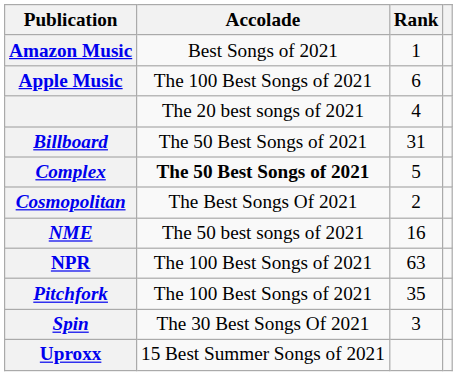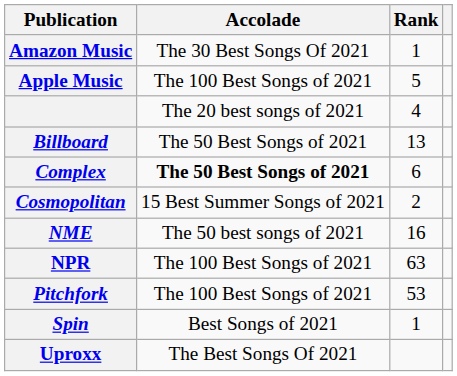(263, 50) Best Songs of 2021 -> (263, 50) The 30 Best Songs Of 2021
(416, 80) 6 -> (416, 80) 5
(416, 141) 31 -> (416, 141) 13
(416, 171) 5 -> (416, 171) 6
(263, 202) The Best Songs Of 2021 -> (263, 202) 15 Best Summer Songs of 2021
(416, 293) 35 -> (416, 293) 53
(263, 324) The 30 Best Songs Of 2021 -> (263, 324) Best Songs of 2021
(416, 324) 3 -> (416, 324) 1
(263, 354) 15 Best Summer Songs of 2021 -> (263, 354) The Best Songs Of 2021
